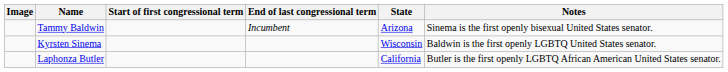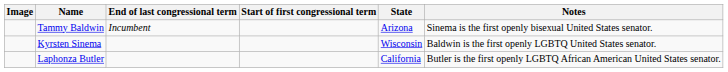columns swapped: (176, 12) <-> (312, 12)
